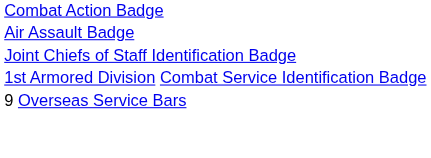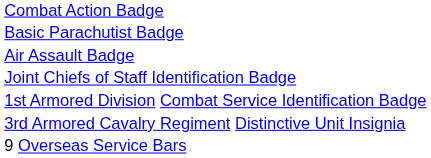+ row: (94, 33)
+ row: (205, 123)
